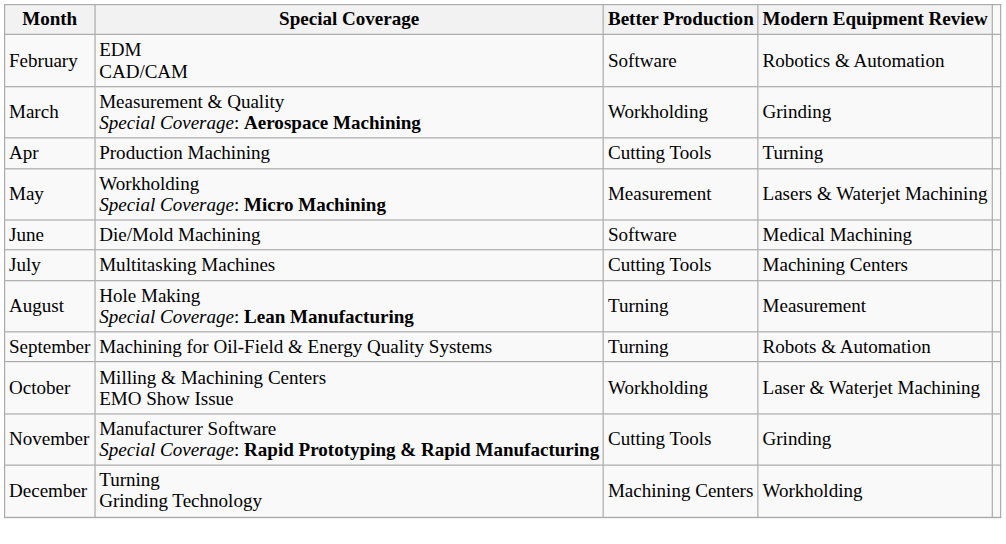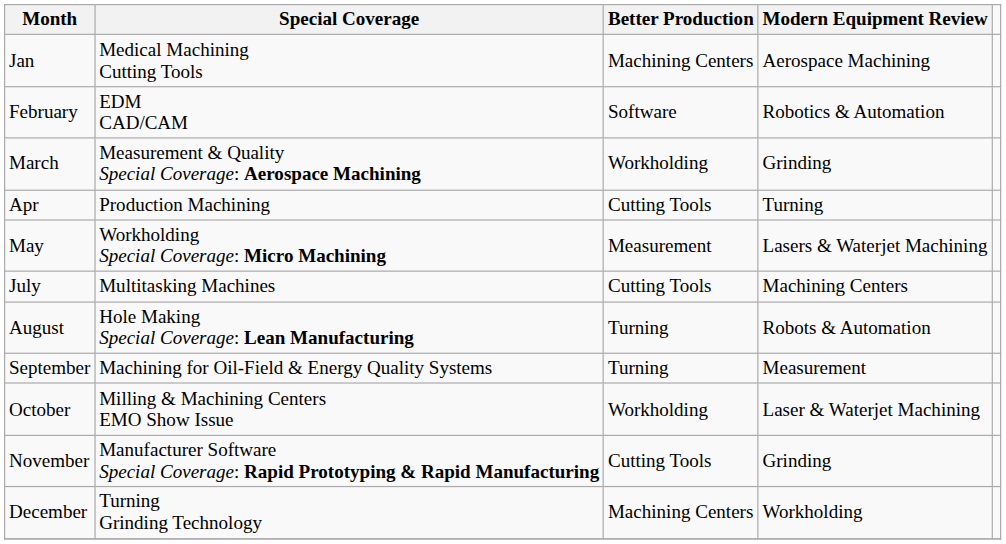+ row: (22, 60)
- row: (26, 234)
(814, 305) Measurement -> (847, 327) Robots & Automation
(847, 346) Robots & Automation -> (814, 368) Measurement
